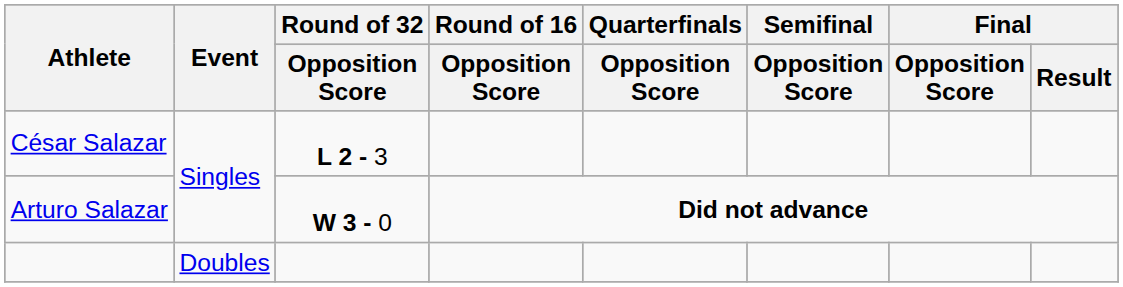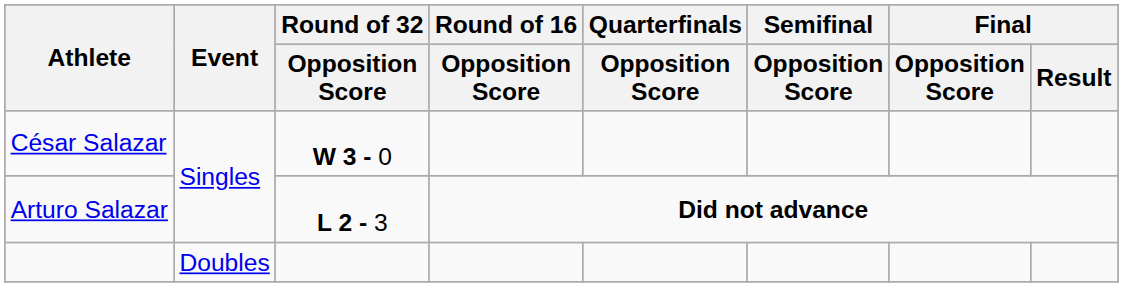(352, 157) L 2 - 3 -> (352, 157) W 3 - 0
(352, 223) W 3 - 0 -> (352, 223) L 2 - 3
